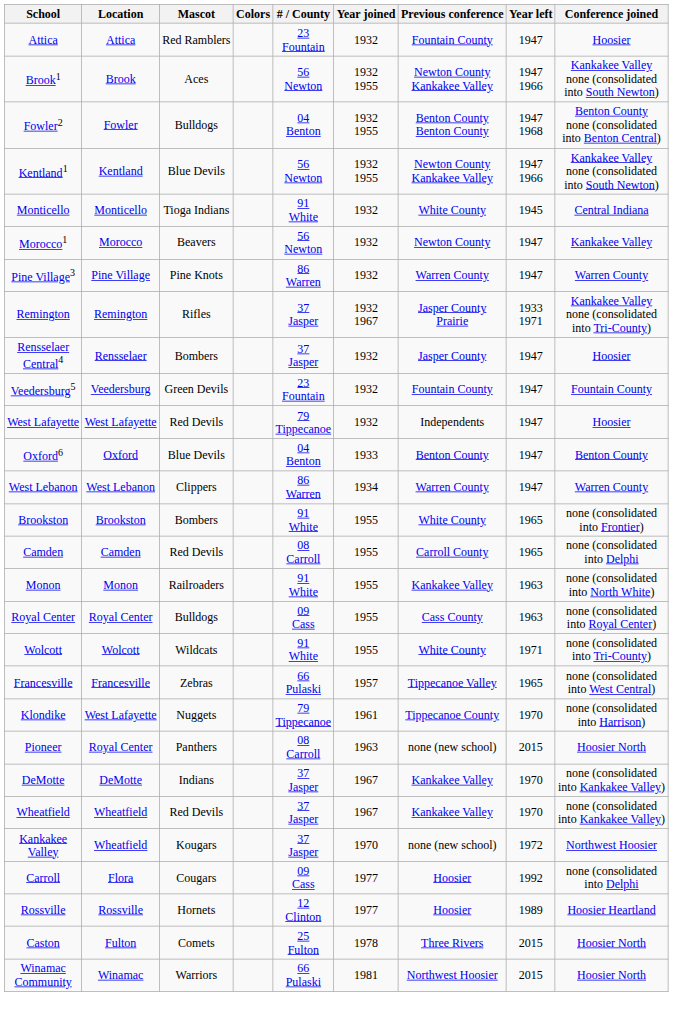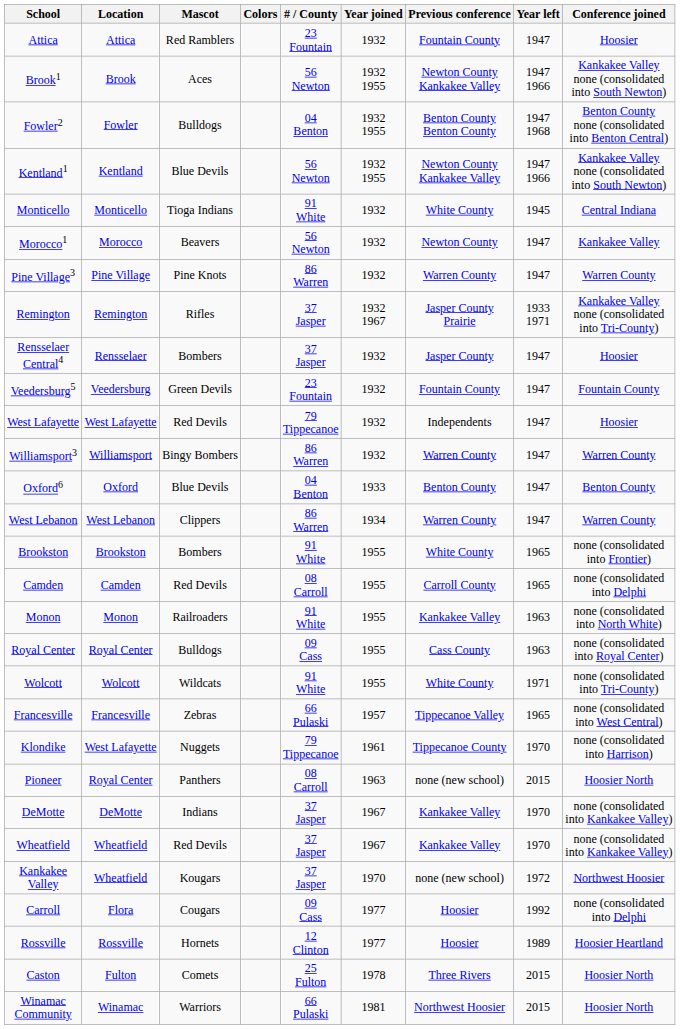+ row: (43, 454)
